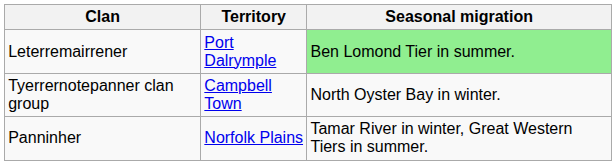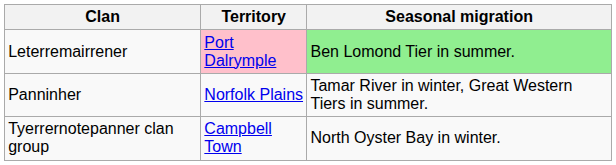(240, 51) no background -> (240, 51) pink background
rows swapped: (45, 138) <-> (91, 94)
